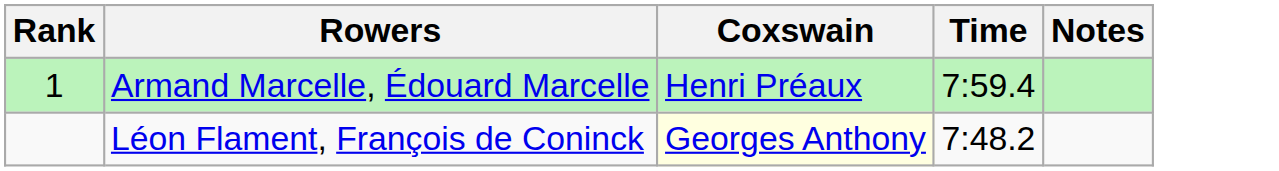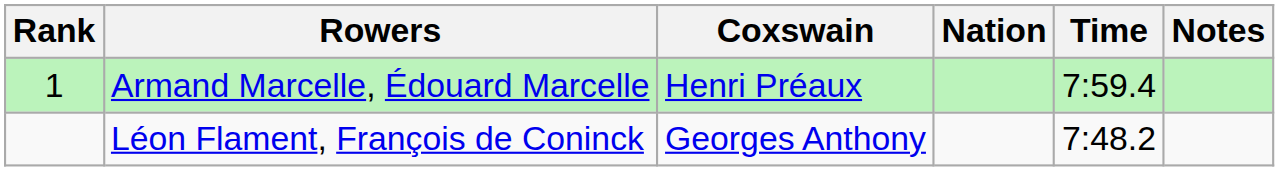+ column: (994, 31)
(795, 138) lightyellow background -> (795, 138) no background
